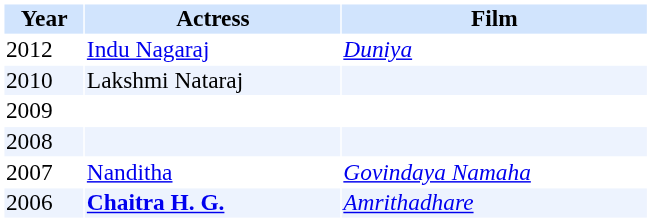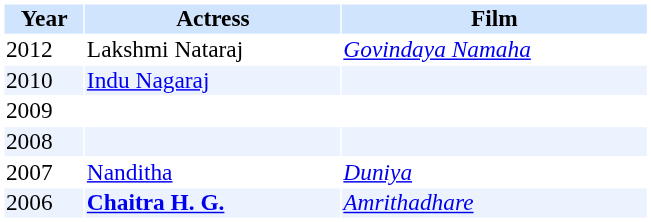(148, 49) Indu Nagaraj -> (165, 49) Lakshmi Nataraj
(378, 49) Duniya -> (437, 49) Govindaya Namaha
(165, 80) Lakshmi Nataraj -> (148, 80) Indu Nagaraj
(437, 172) Govindaya Namaha -> (378, 172) Duniya
